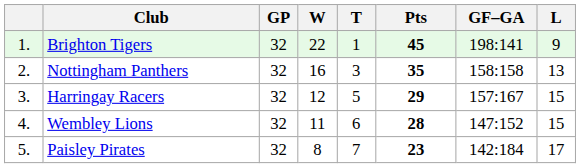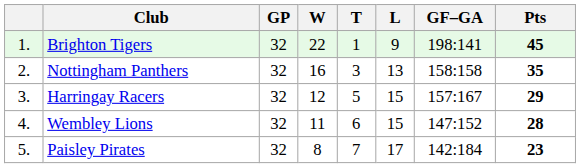columns swapped: (556, 17) <-> (416, 17)
